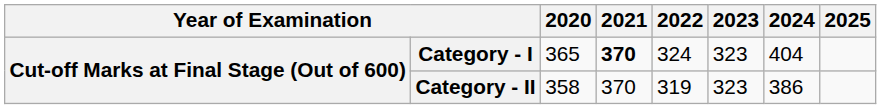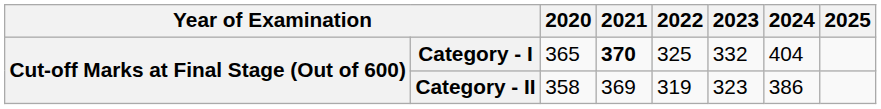(674, 53) 324 -> (674, 53) 325
(730, 53) 323 -> (730, 53) 332
(618, 86) 370 -> (618, 86) 369
